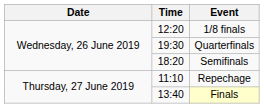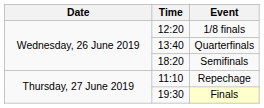(171, 45) 19:30 -> (171, 45) 13:40
(171, 95) 13:40 -> (171, 95) 19:30
